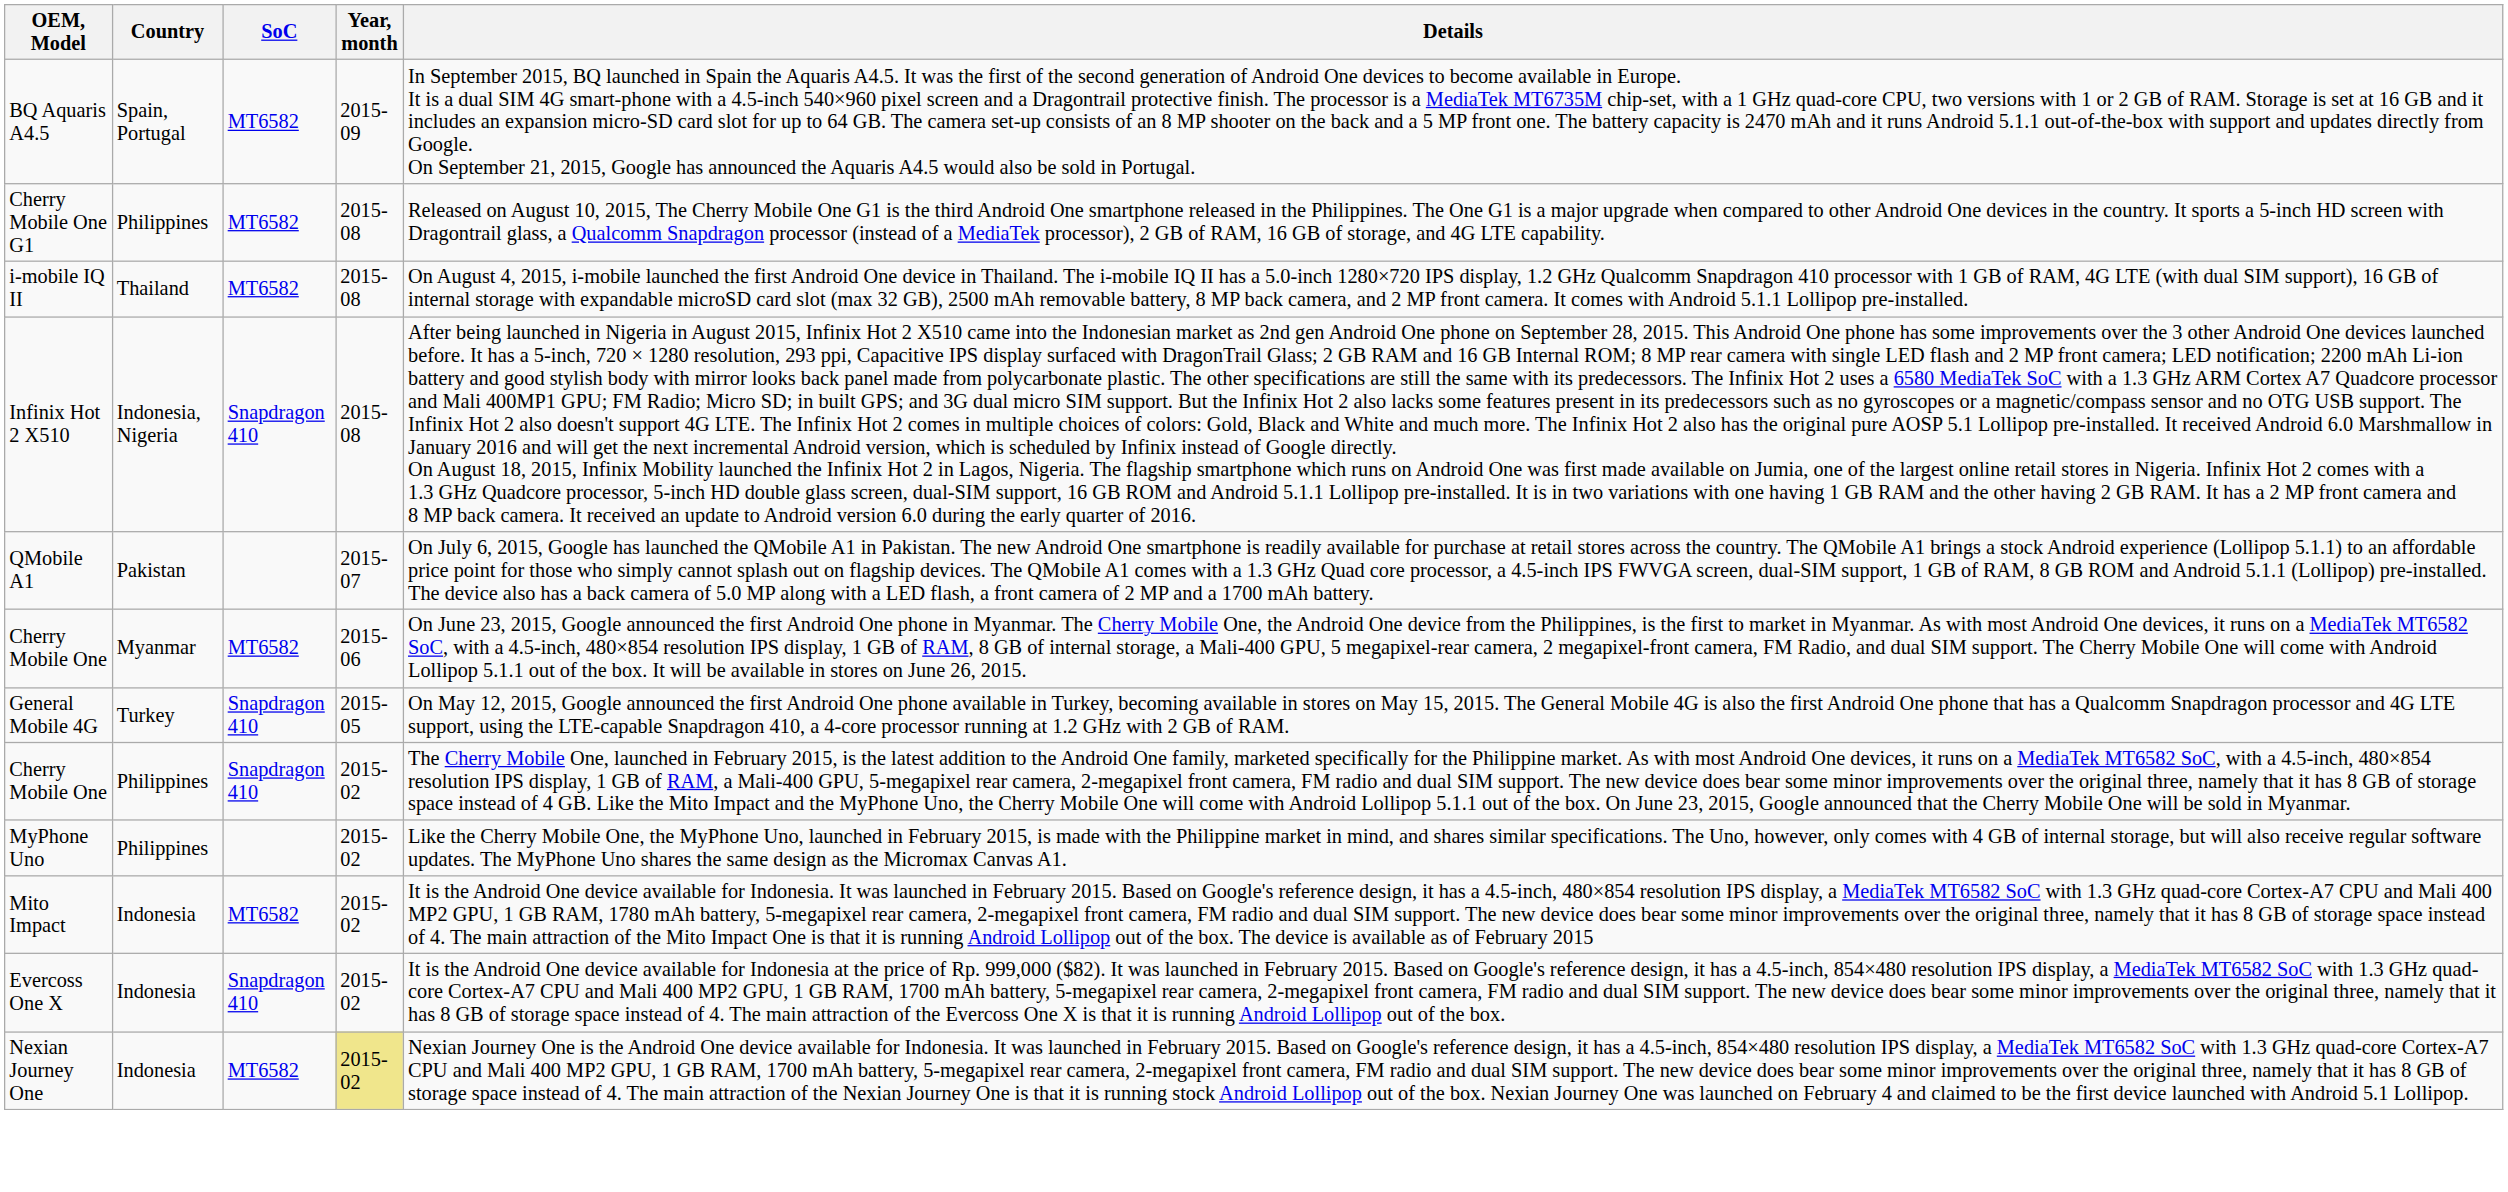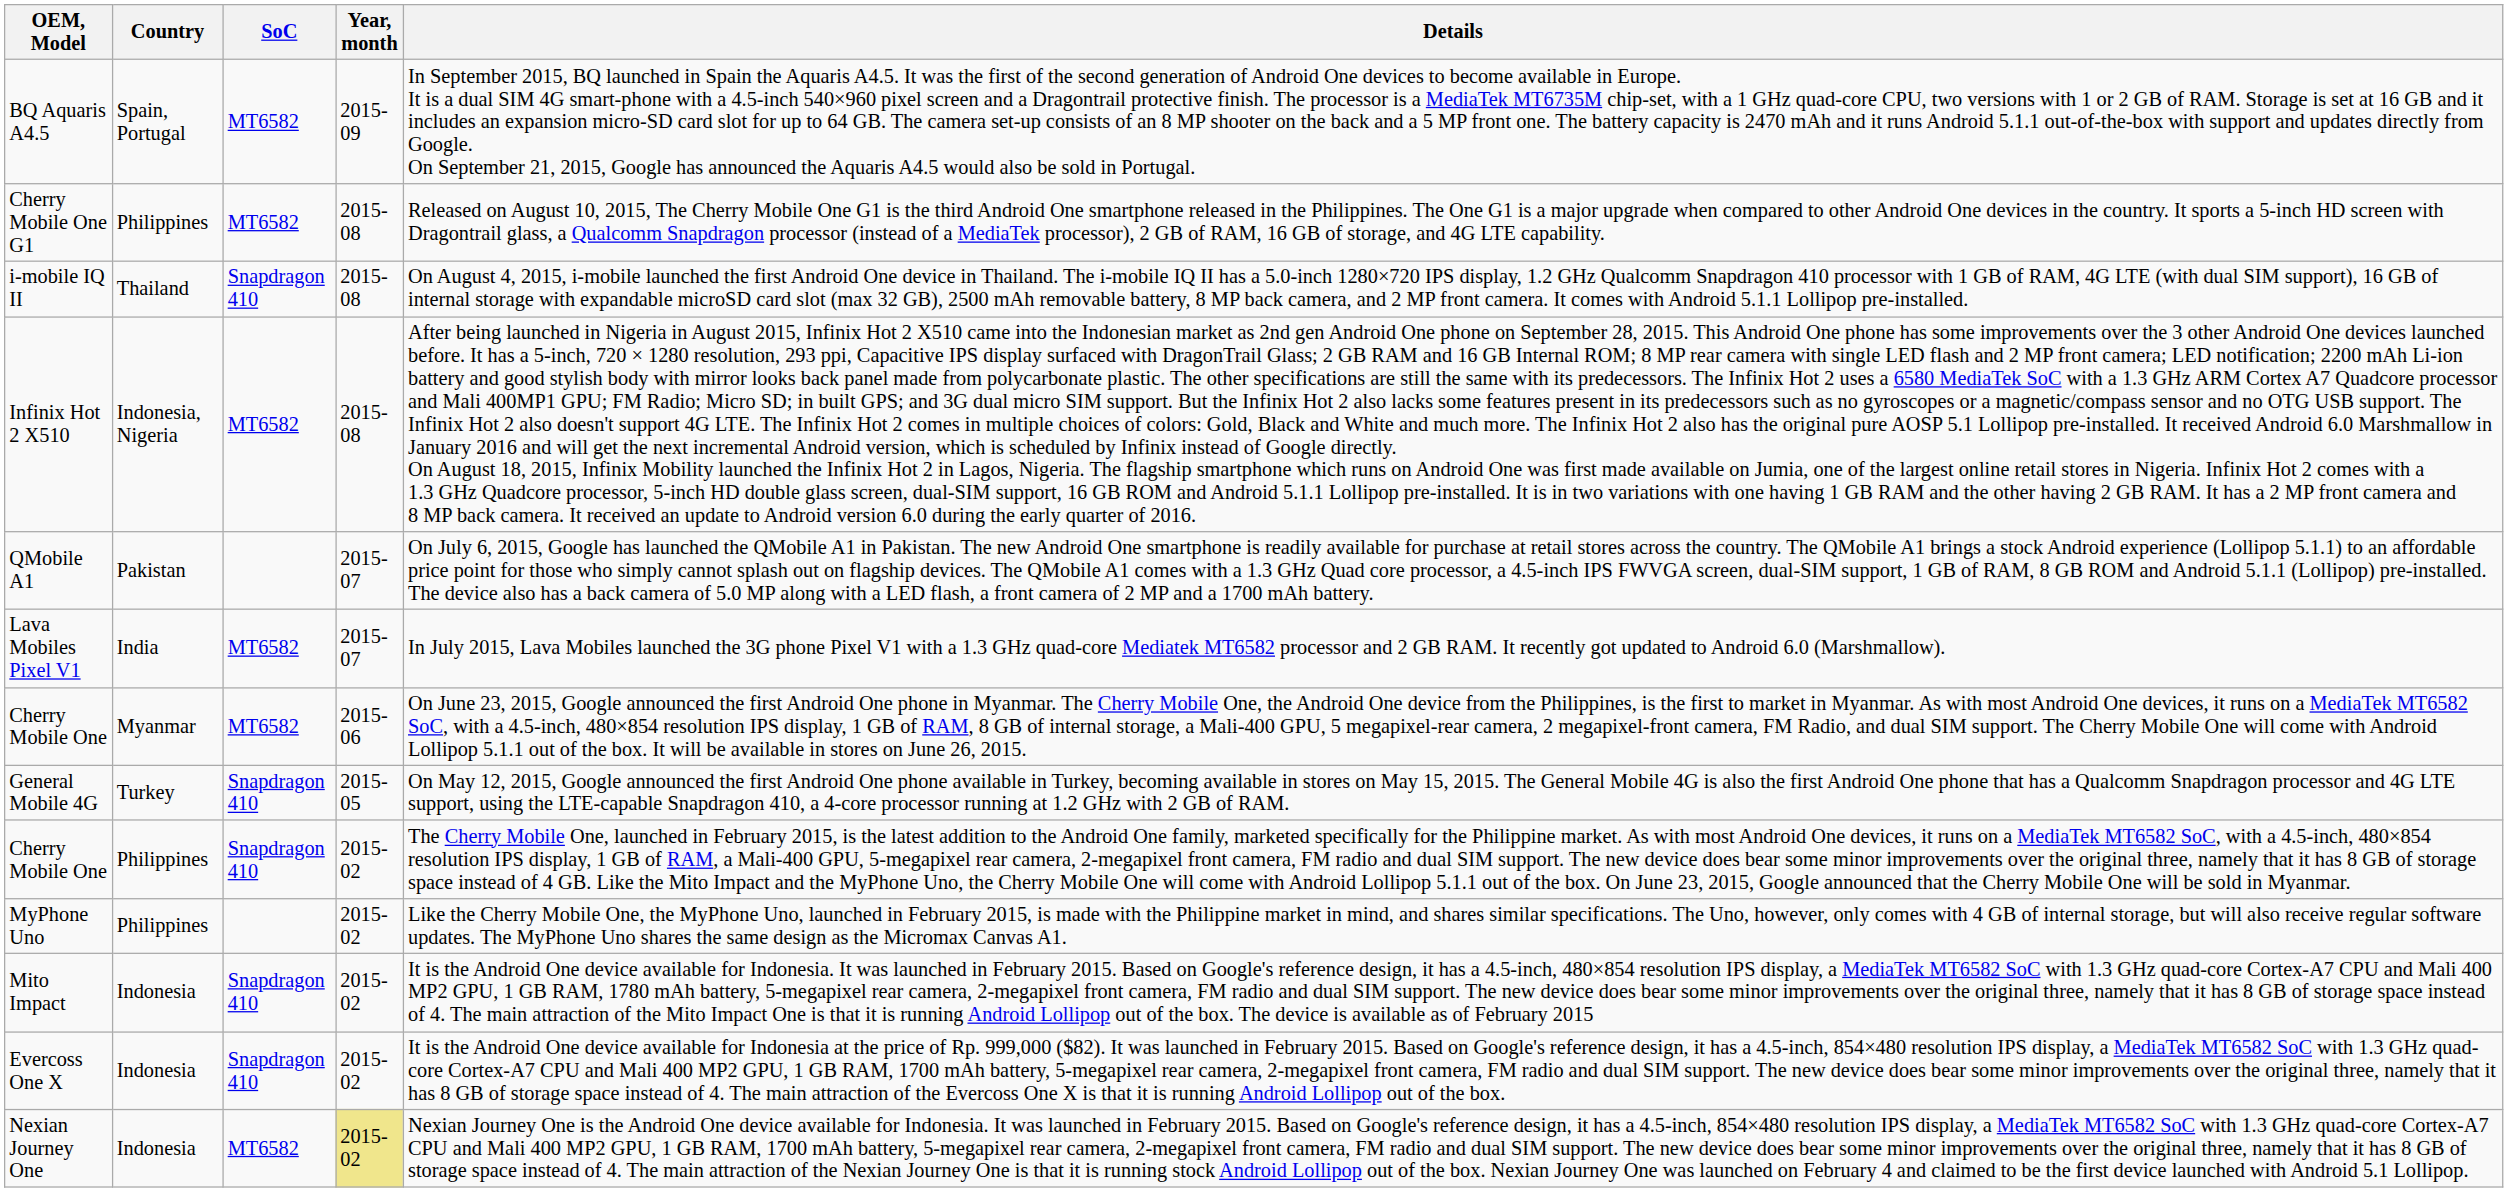(263, 288) MT6582 -> (276, 288) Snapdragon 410
(276, 423) Snapdragon 410 -> (263, 423) MT6582
+ row: (45, 648)
(263, 914) MT6582 -> (276, 992) Snapdragon 410
